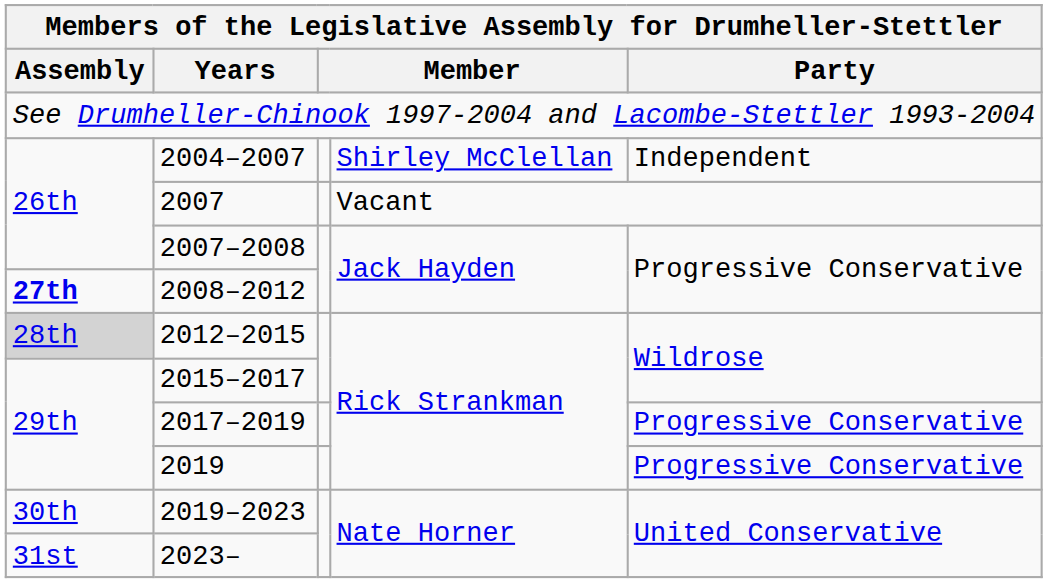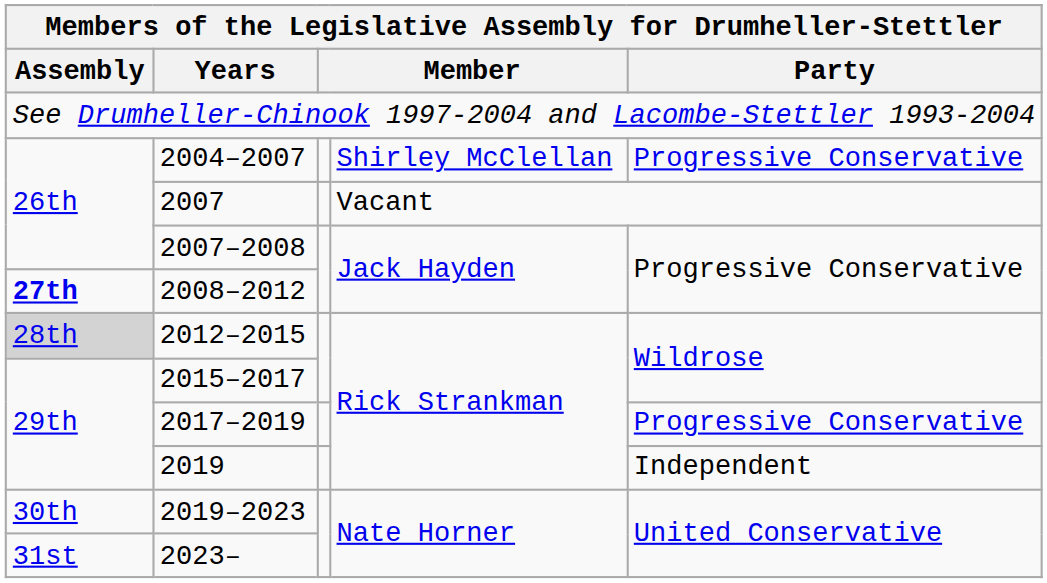(723, 159) Independent -> (829, 159) Progressive Conservative
(829, 468) Progressive Conservative -> (723, 468) Independent
